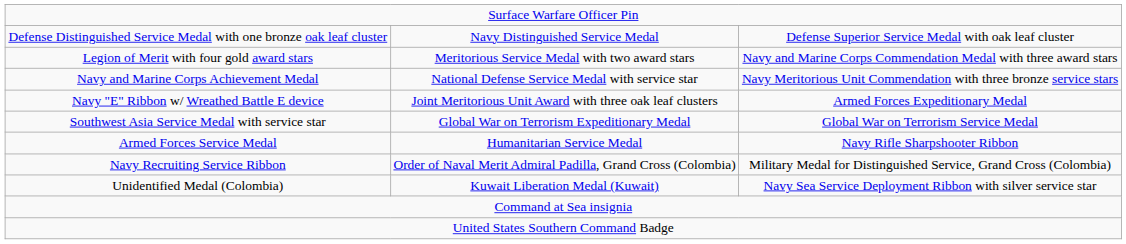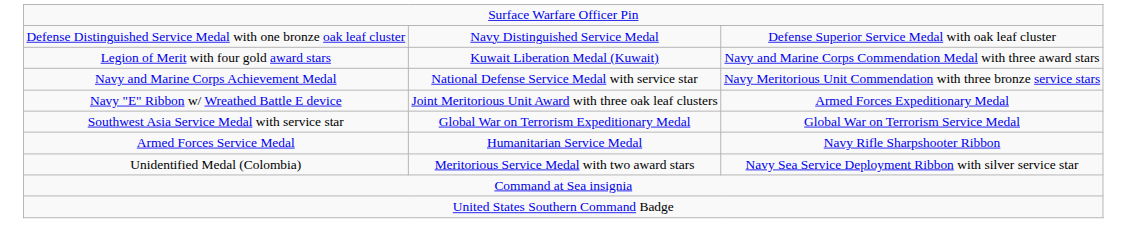(565, 57) Meritorious Service Medal with two award stars -> (565, 57) Kuwait Liberation Medal (Kuwait)
- row: (198, 164)
(565, 185) Kuwait Liberation Medal (Kuwait) -> (565, 164) Meritorious Service Medal with two award stars
